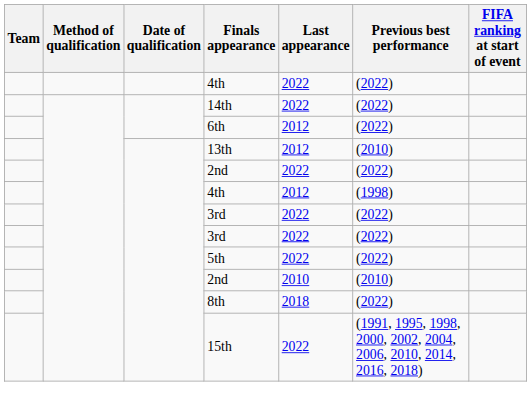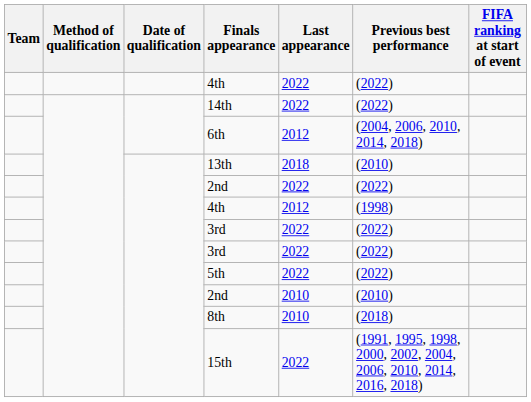(374, 127) (2022) -> (408, 135) (2004, 2006, 2010, 2014, 2018)
(295, 149) 2012 -> (295, 164) 2018
(295, 301) 2018 -> (295, 317) 2010
(374, 301) (2022) -> (374, 317) (2018)
